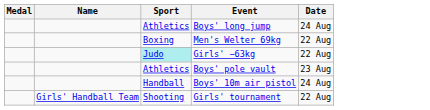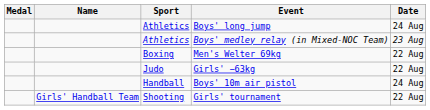+ row: (291, 40)
(153, 54) paleturquoise background -> (153, 69) no background
- row: (235, 69)
